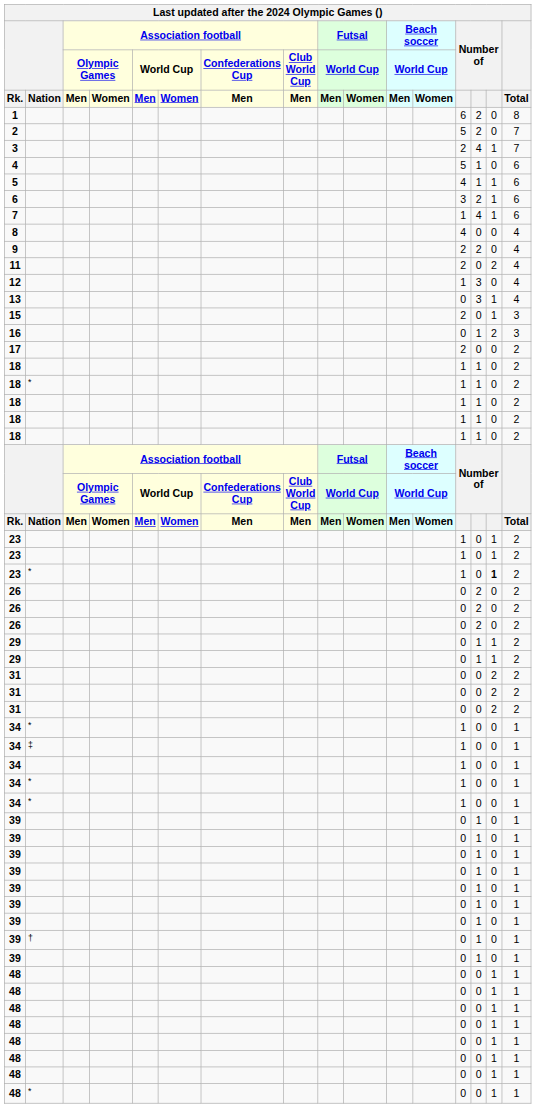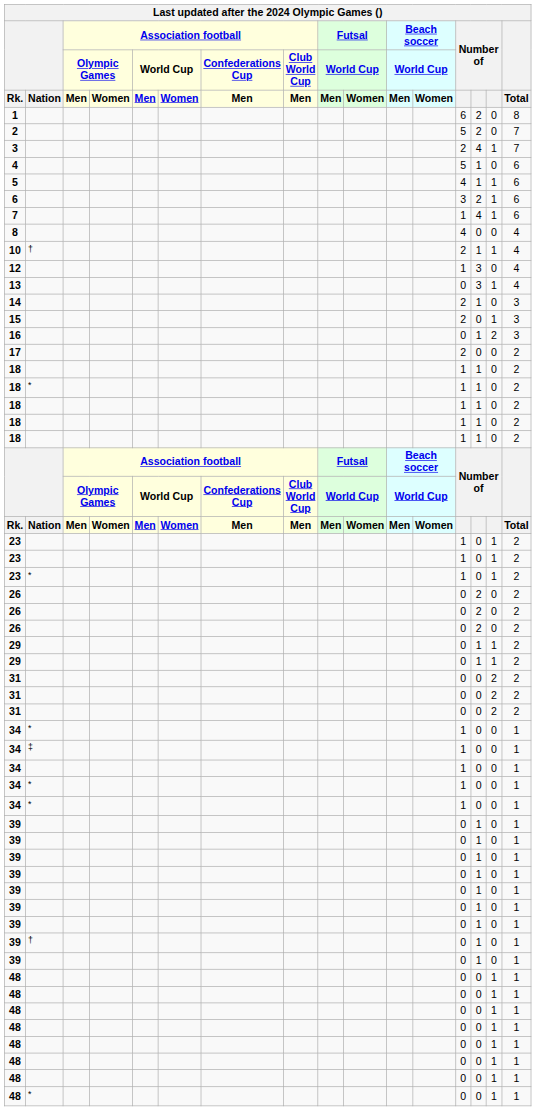- row: (15, 249)
+ row: (15, 250)
- row: (15, 266)
+ row: (15, 302)
(494, 574) bold -> (494, 576) normal
